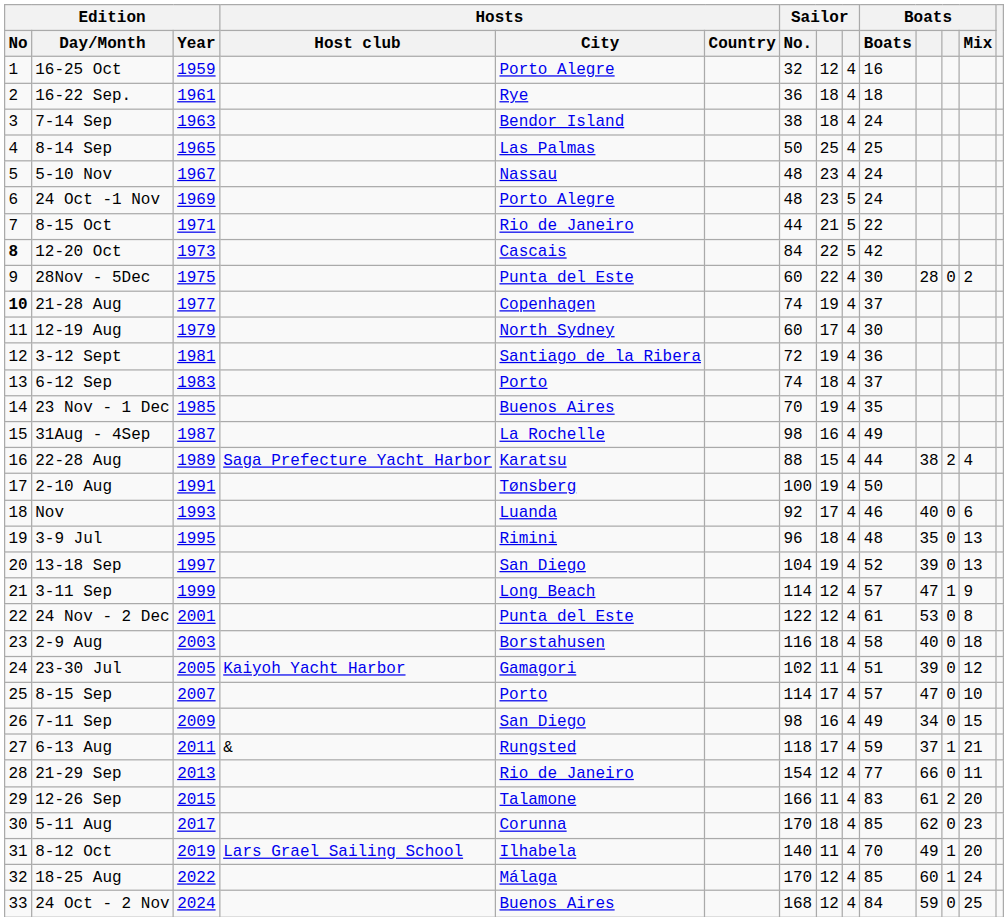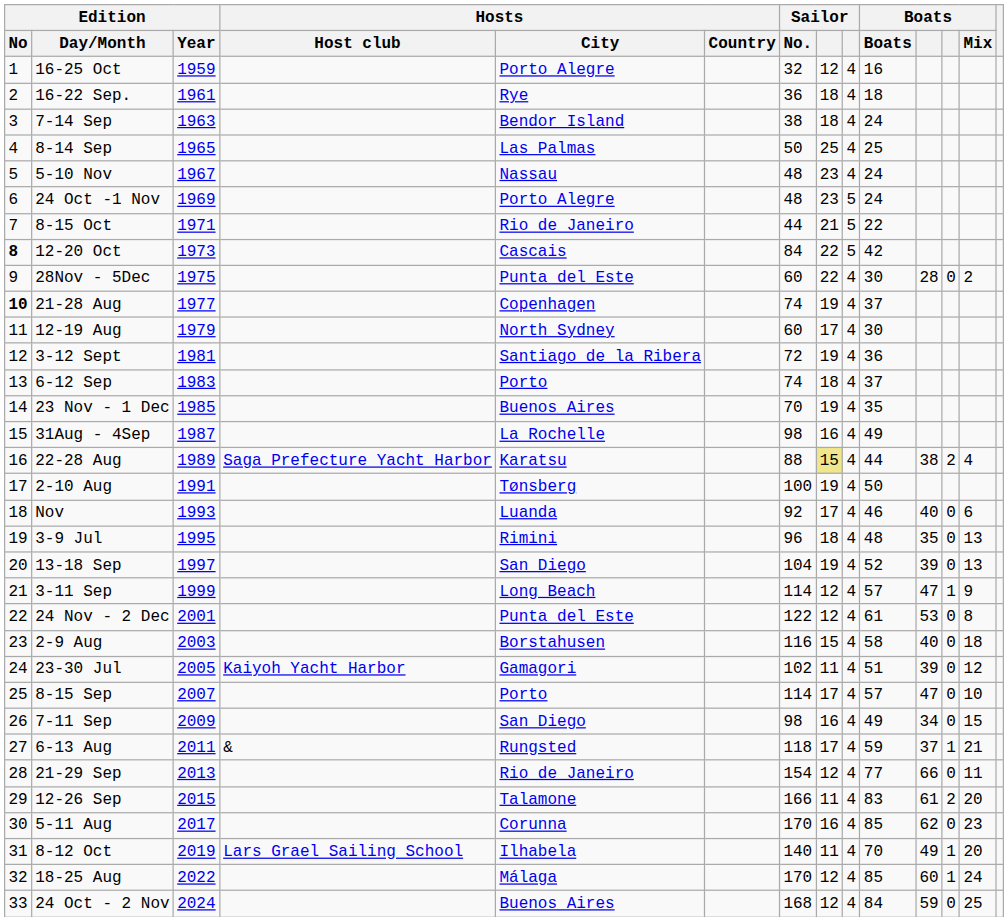(829, 461) no background -> (829, 461) khaki background
(829, 643) 18 -> (829, 643) 15
(829, 826) 18 -> (829, 826) 16
